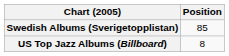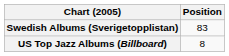(202, 28) 85 -> (202, 28) 83
